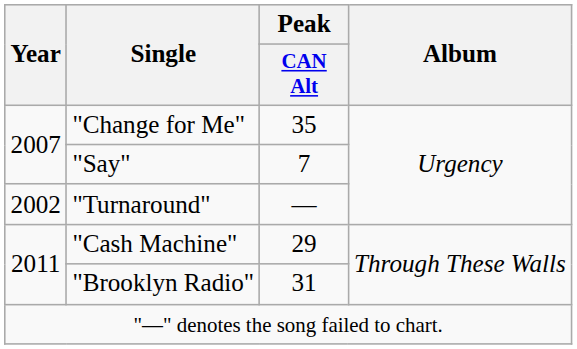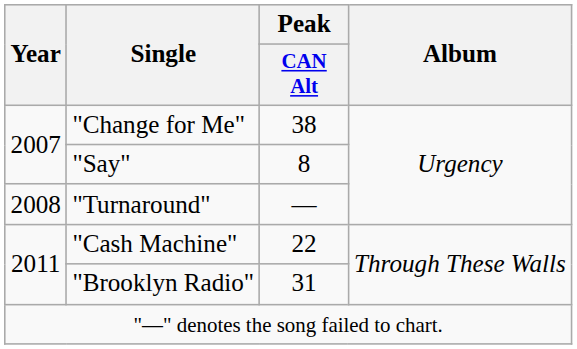(304, 124) 35 -> (304, 124) 38
(304, 164) 7 -> (304, 164) 8
(36, 204) 2002 -> (36, 204) 2008
(304, 243) 29 -> (304, 243) 22
